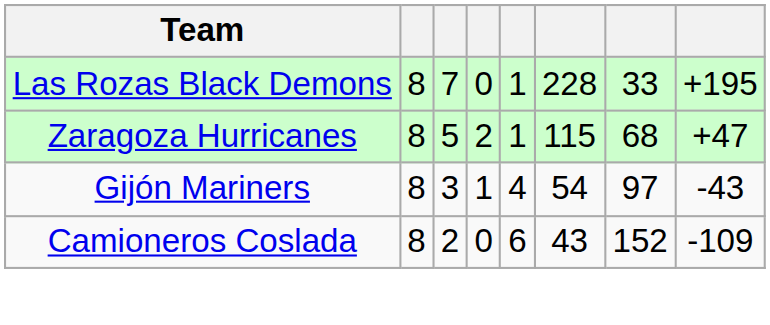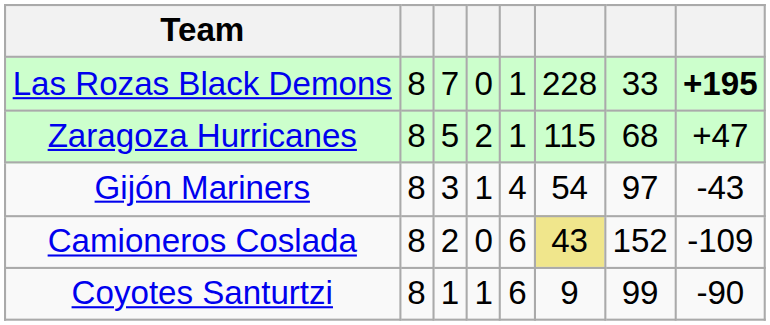(720, 83) normal -> (720, 83) bold
(570, 240) no background -> (570, 240) khaki background
+ row: (202, 293)
